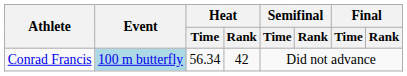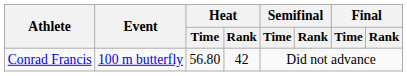(141, 60) lightblue background -> (141, 60) no background
(205, 60) 56.34 -> (205, 60) 56.80
